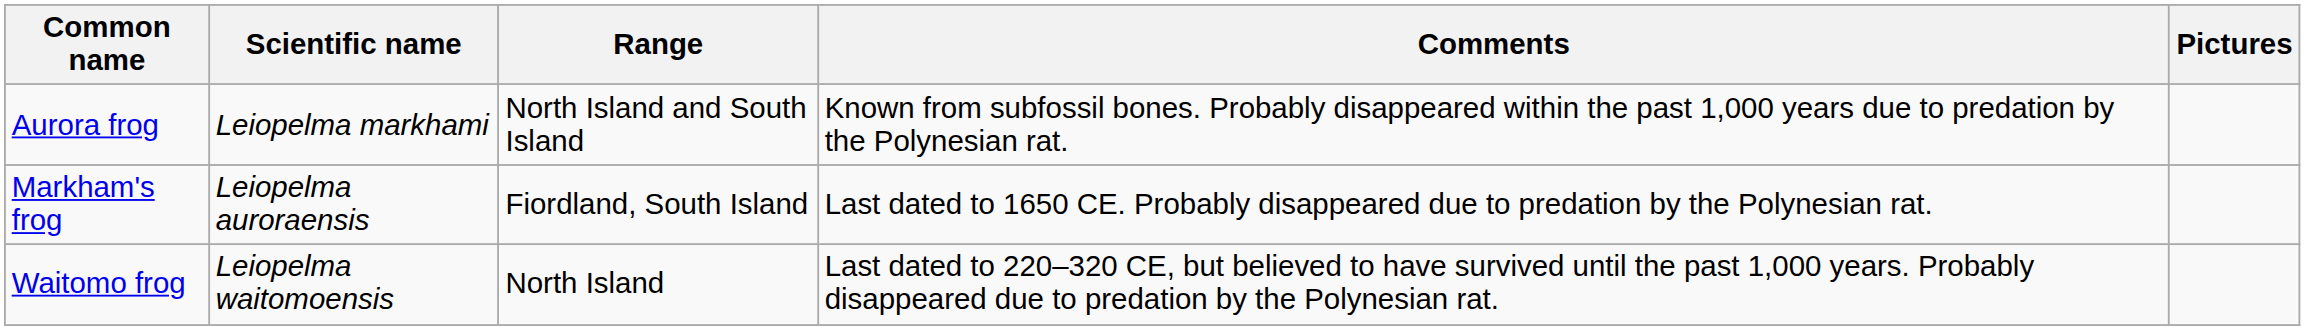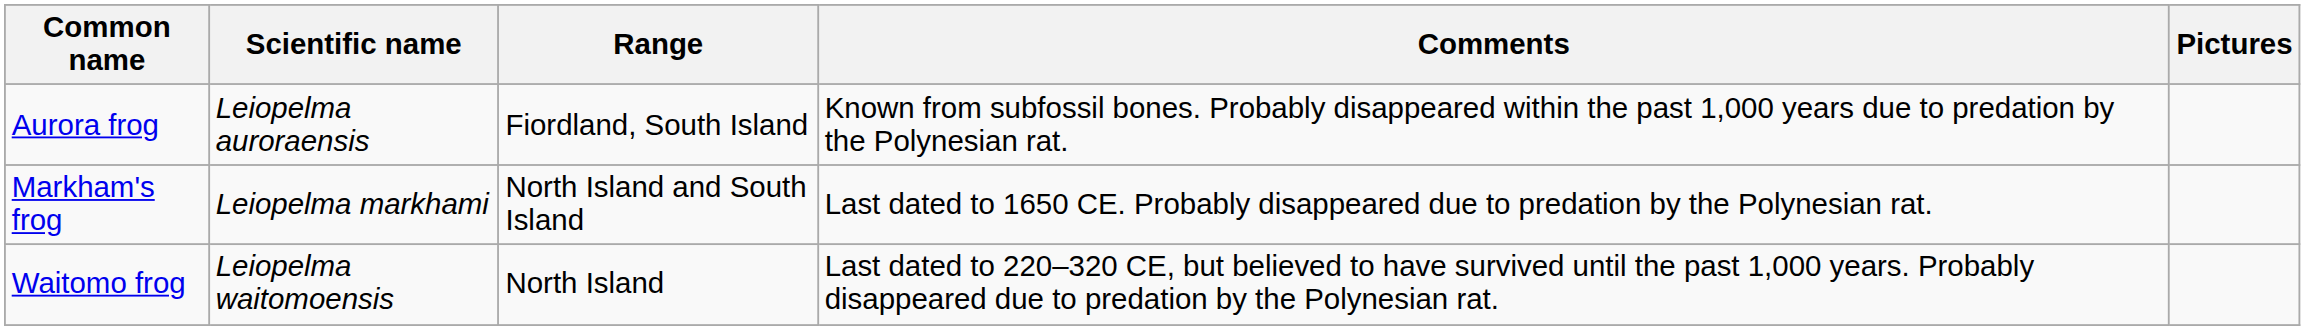(352, 124) Leiopelma markhami -> (293, 124) Leiopelma auroraensis
(656, 124) North Island and South Island -> (657, 124) Fiordland, South Island
(293, 204) Leiopelma auroraensis -> (352, 204) Leiopelma markhami
(657, 204) Fiordland, South Island -> (656, 204) North Island and South Island
